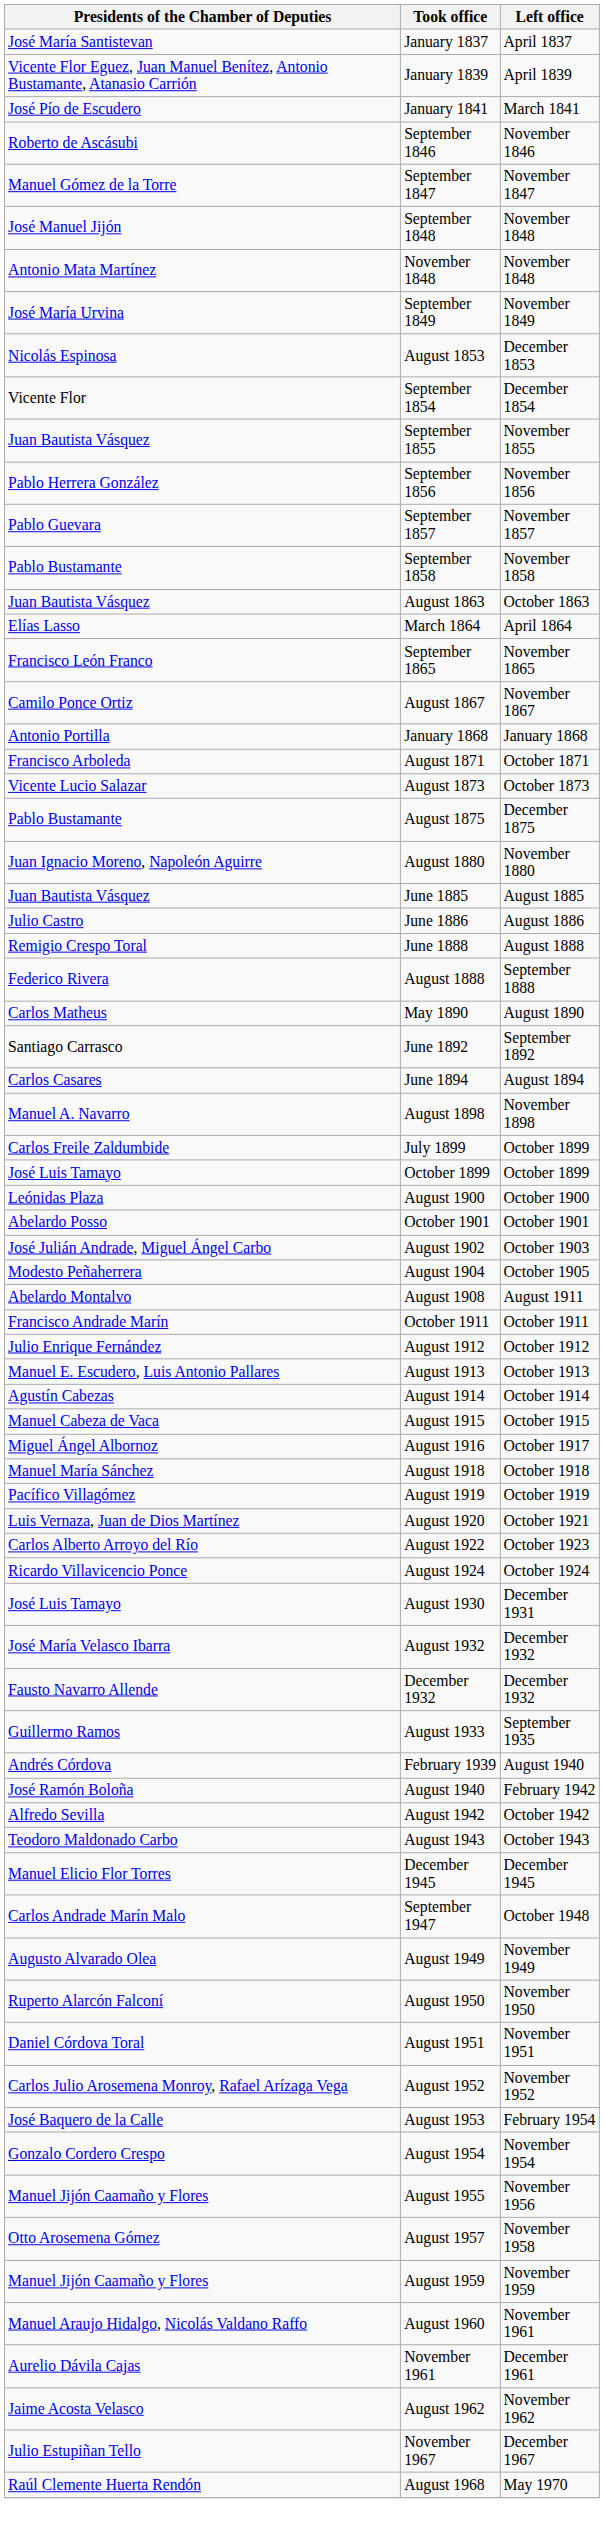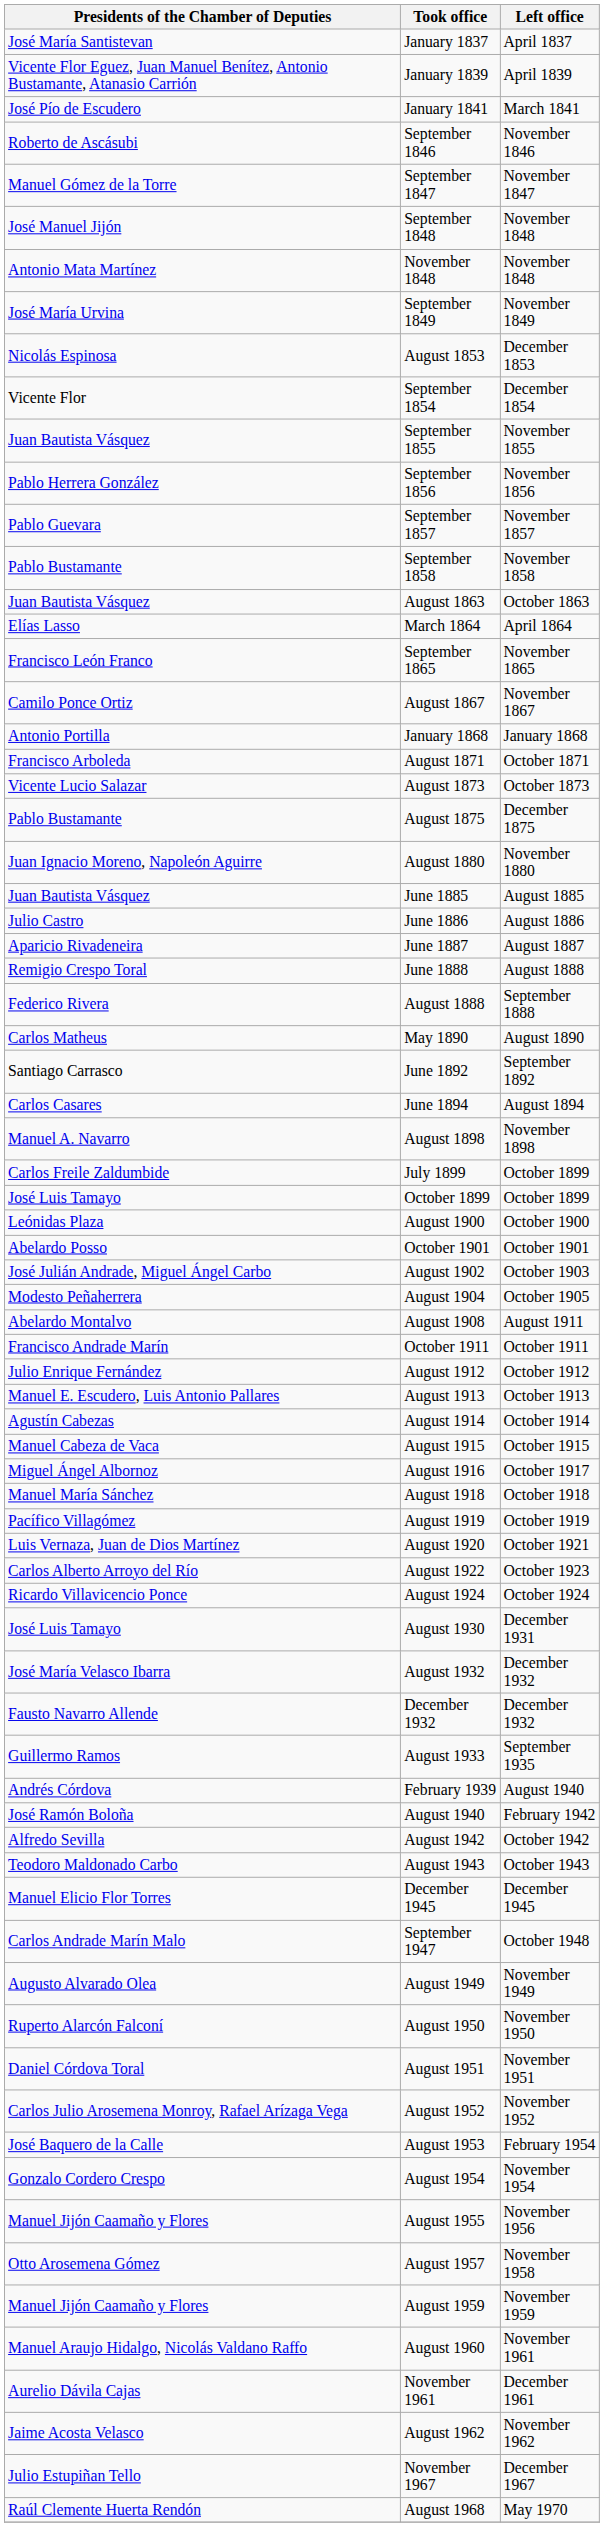+ row: (436, 945)
